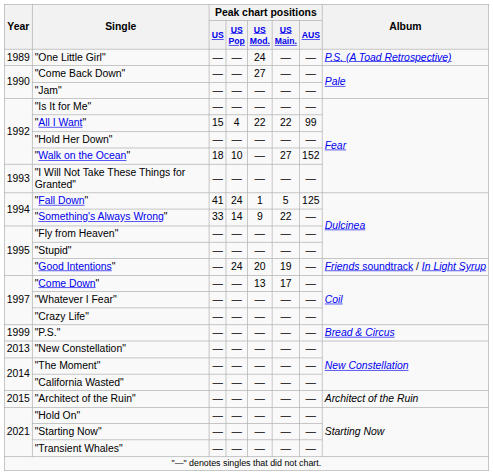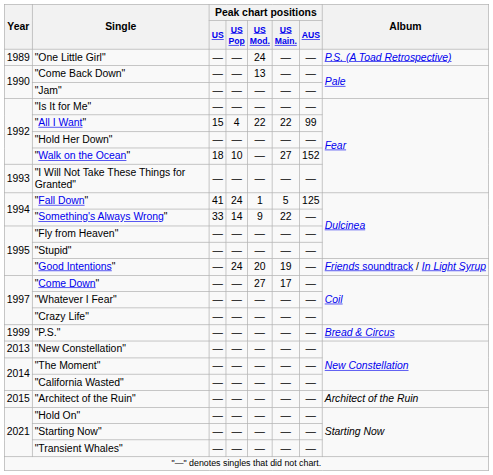(260, 73) 27 -> (260, 73) 13
(260, 283) 13 -> (260, 283) 27
